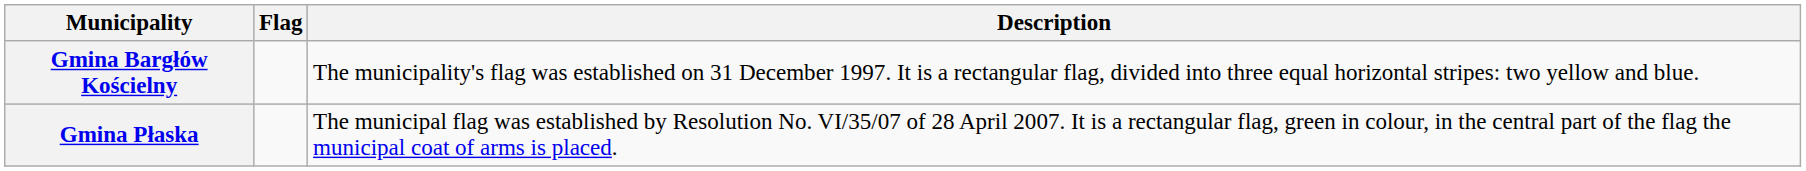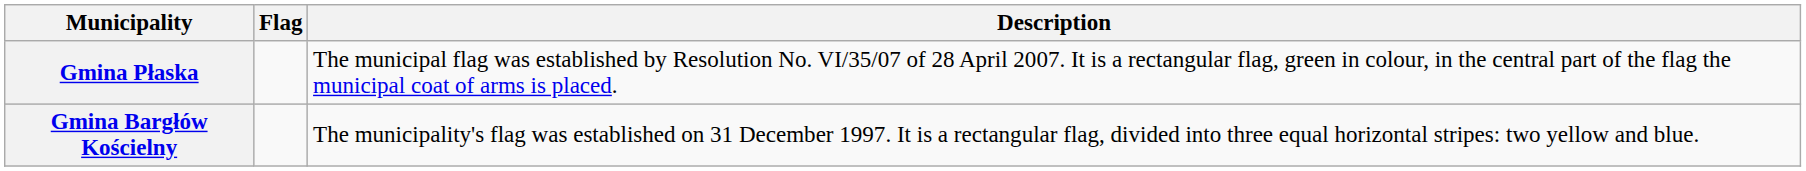rows swapped: (129, 72) <-> (129, 134)
